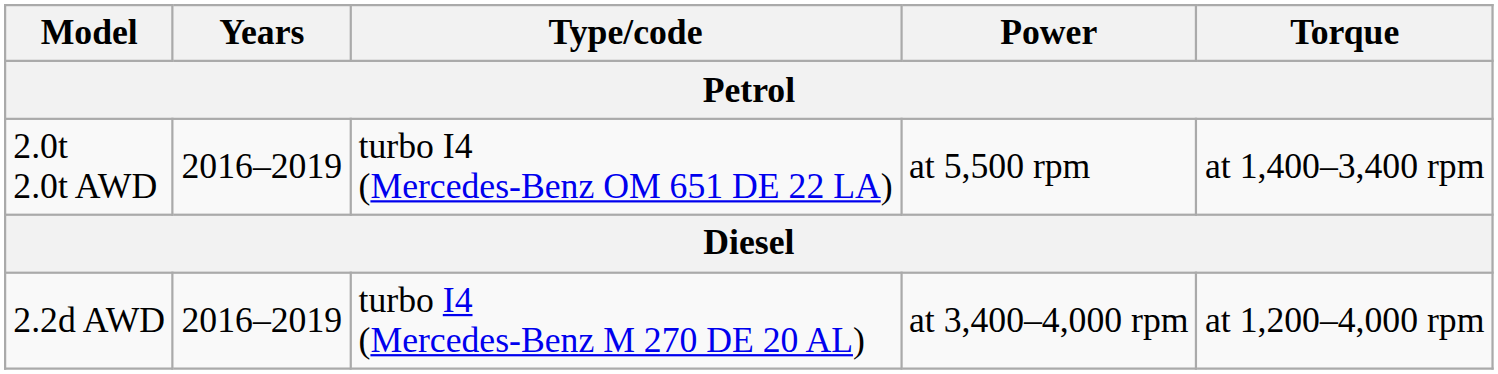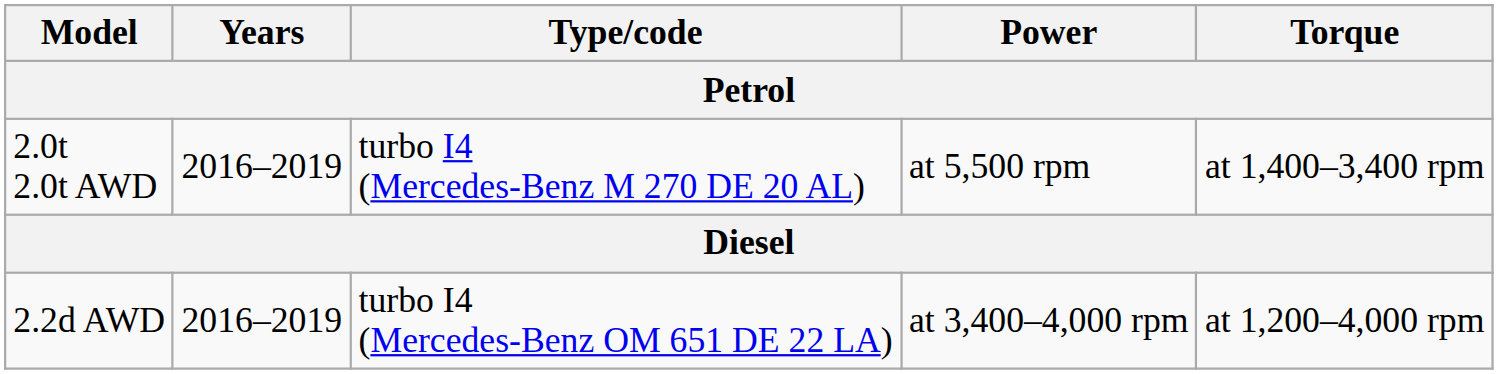(626, 166) turbo I4 (Mercedes-Benz OM 651 DE 22 LA) -> (612, 166) turbo I4 (Mercedes-Benz M 270 DE 20 AL)
(612, 319) turbo I4 (Mercedes-Benz M 270 DE 20 AL) -> (626, 319) turbo I4 (Mercedes-Benz OM 651 DE 22 LA)
